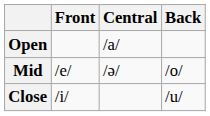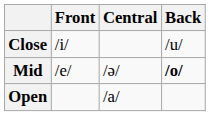rows swapped: (28, 96) <-> (28, 44)
(174, 70) normal -> (174, 70) bold
